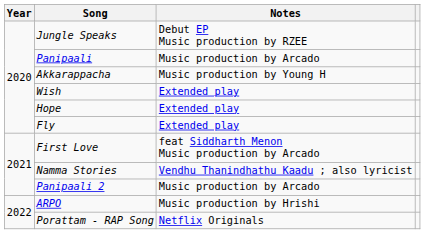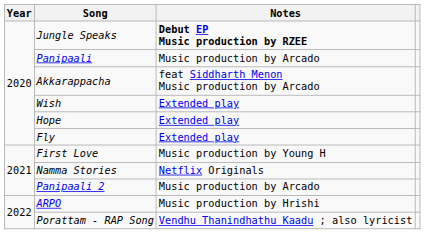(233, 35) normal -> (233, 35) bold
(242, 75) Music production by Young H -> (239, 81) feat Siddharth Menon Music production by Arcado
(239, 148) feat Siddharth Menon Music production by Arcado -> (242, 154) Music production by Young H
(286, 170) Vendhu Thanindhathu Kaadu ; also lyricist -> (211, 170) Netflix Originals
(211, 221) Netflix Originals -> (286, 221) Vendhu Thanindhathu Kaadu ; also lyricist
